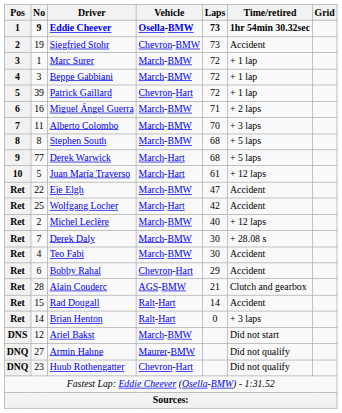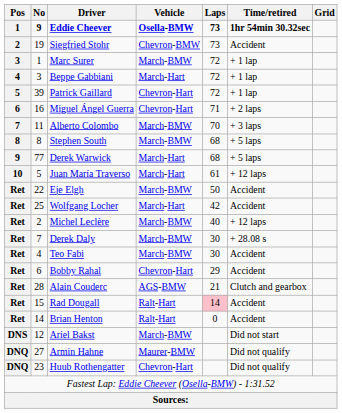(165, 76) March-BMW -> (162, 76) March-Hart
(165, 109) March-BMW -> (166, 109) Chevron-Hart
(215, 189) 47 -> (215, 189) 50
(215, 302) no background -> (215, 302) pink background
(246, 319) + 3 laps -> (248, 319) Accident
